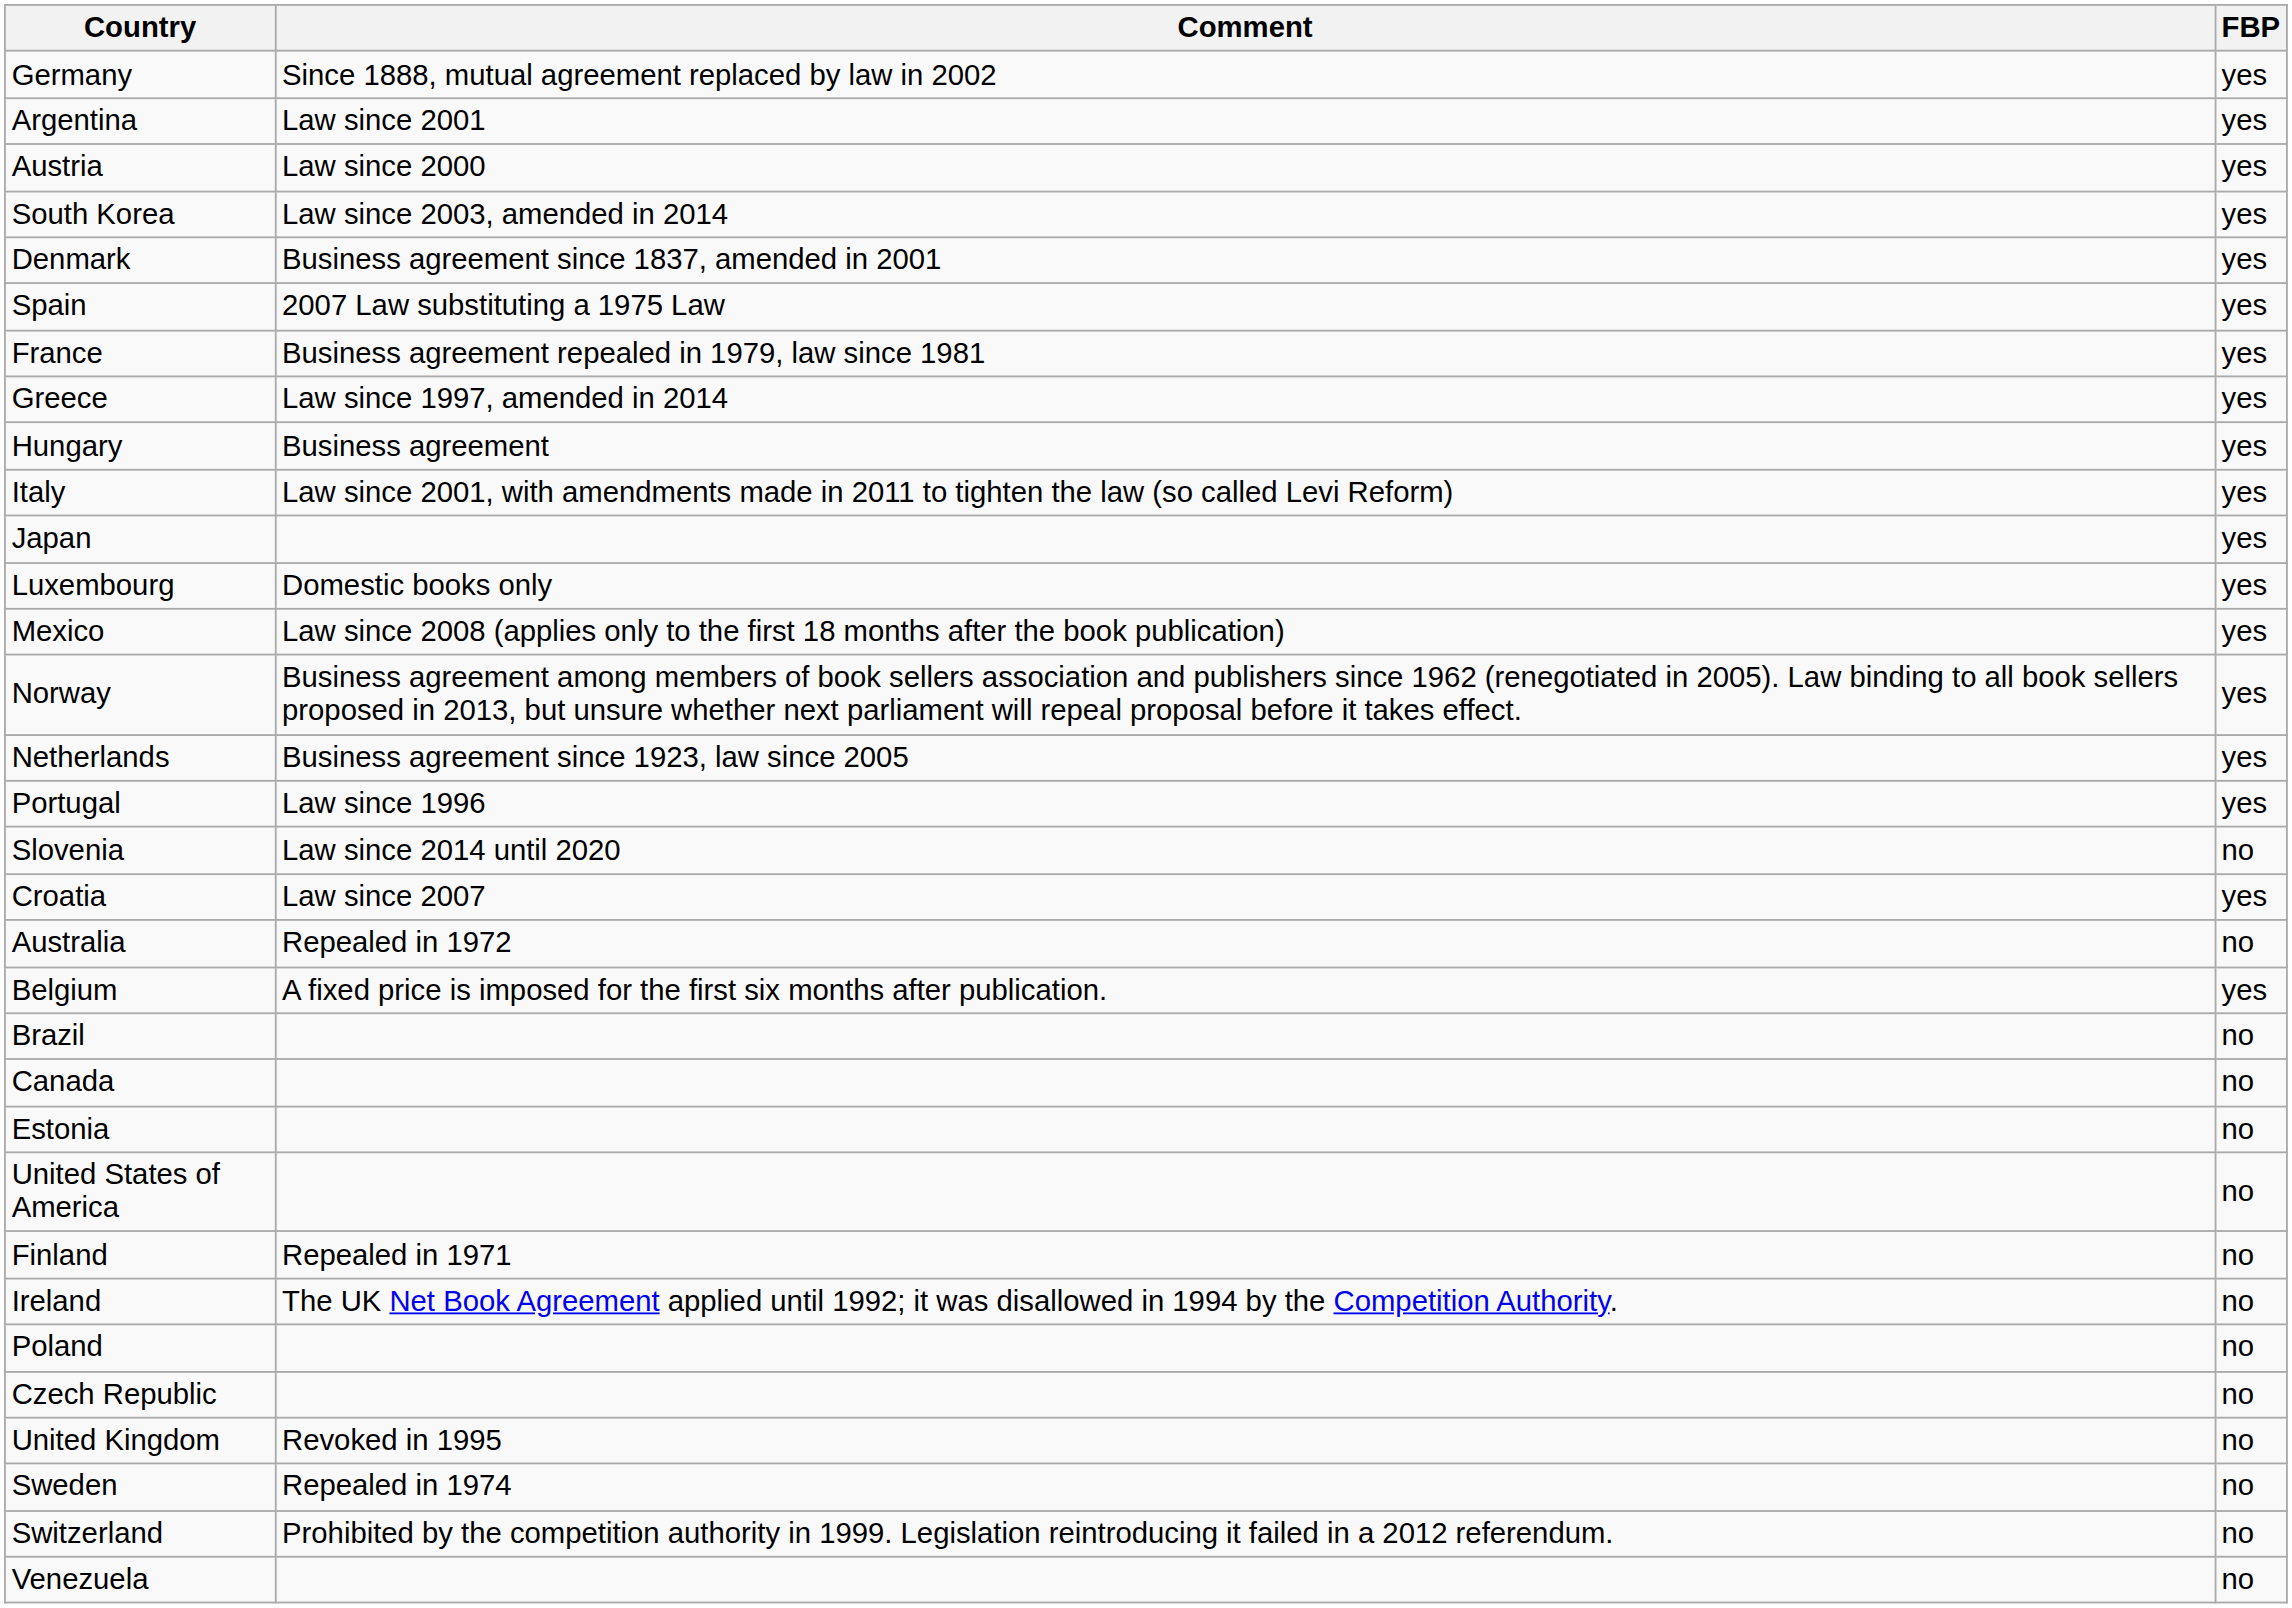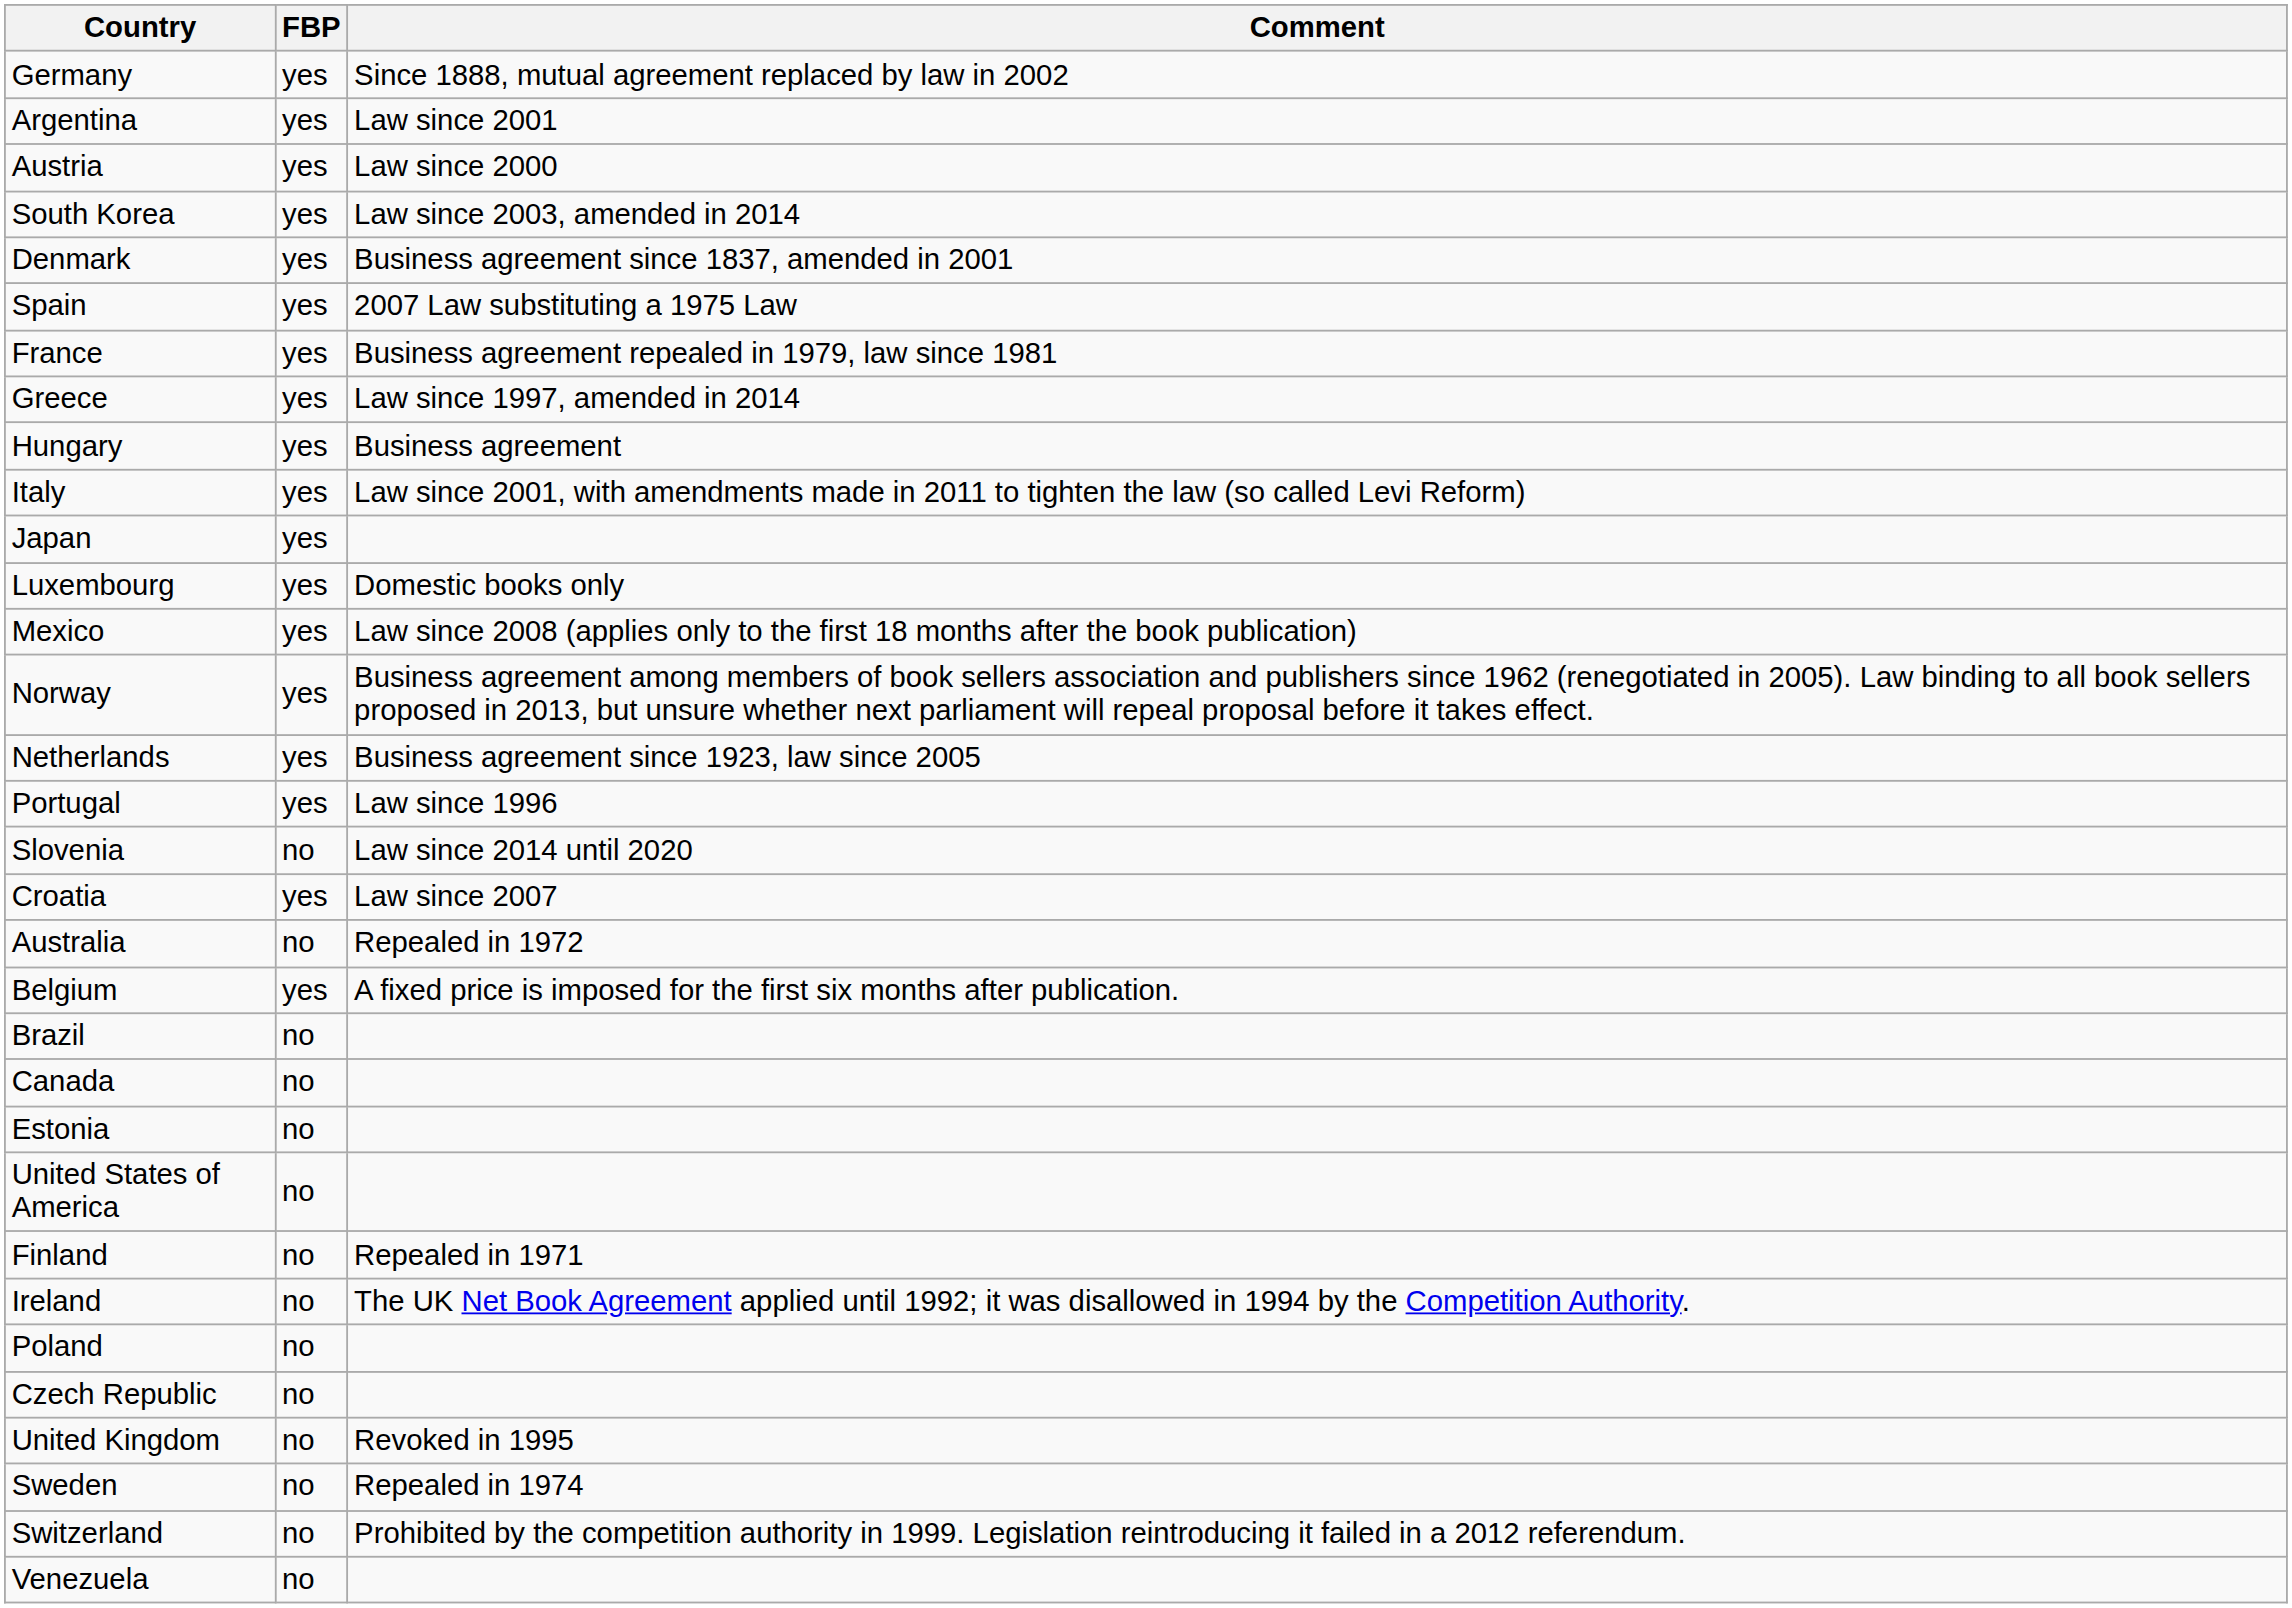columns swapped: (2251, 27) <-> (1245, 27)
